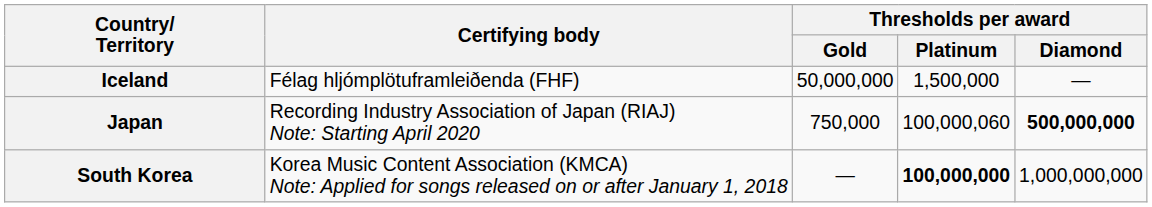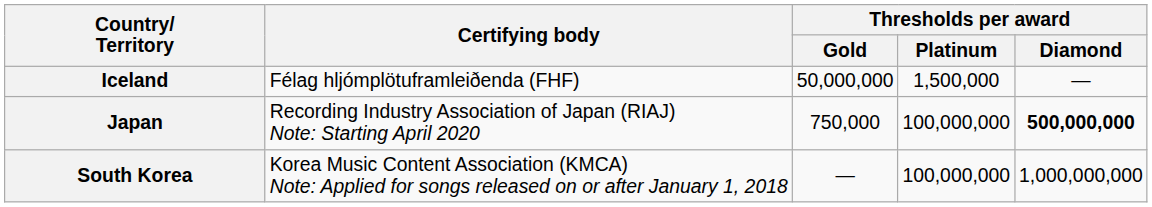(956, 122) 100,000,060 -> (956, 122) 100,000,000
(956, 175) bold -> (956, 175) normal
